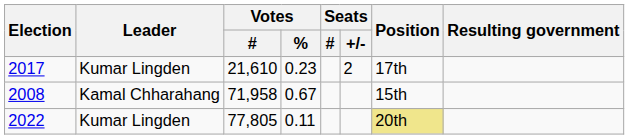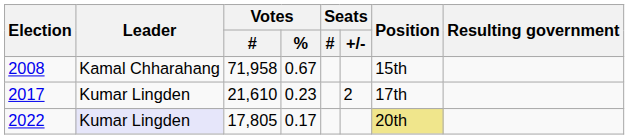rows swapped: (26, 95) <-> (26, 69)
(135, 120) no background -> (135, 120) lavender background
(252, 120) 77,805 -> (252, 120) 17,805
(300, 120) 0.11 -> (301, 120) 0.17
